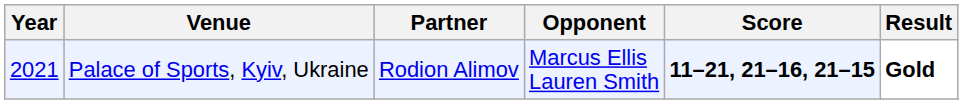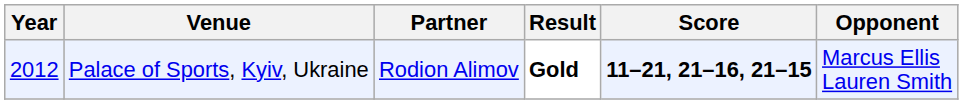columns swapped: (594, 22) <-> (919, 22)
(34, 69) 2021 -> (34, 69) 2012
